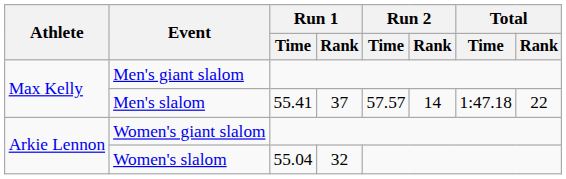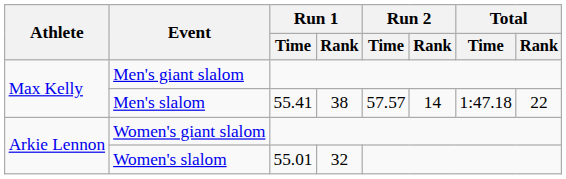(340, 103) 37 -> (340, 103) 38
(293, 160) 55.04 -> (293, 160) 55.01
